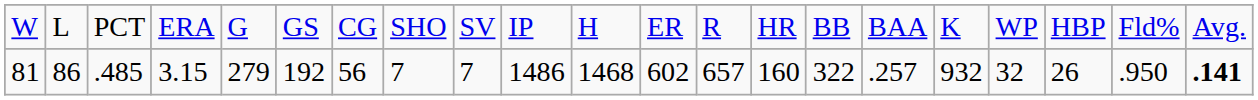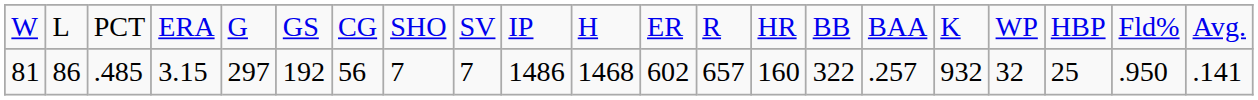(249, 71) 279 -> (249, 71) 297
(1065, 71) 26 -> (1065, 71) 25
(1217, 71) bold -> (1217, 71) normal
